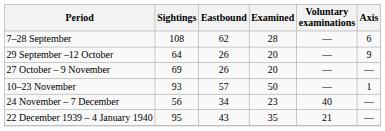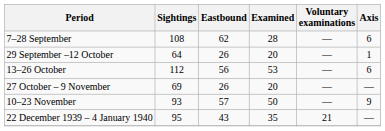(369, 54) 9 -> (369, 54) 1
+ row: (36, 70)
(369, 86) 1 -> (369, 102) 9
- row: (63, 102)
